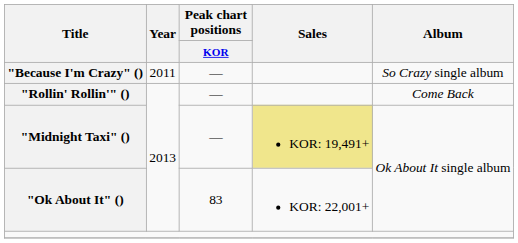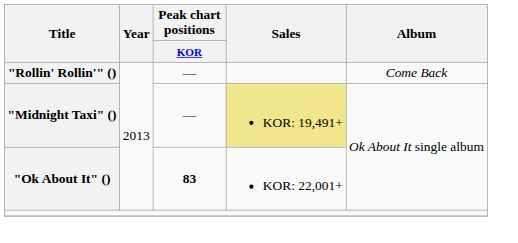- row: (75, 72)
(216, 199) normal -> (189, 178) bold
